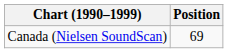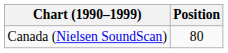(197, 36) 69 -> (197, 36) 80
